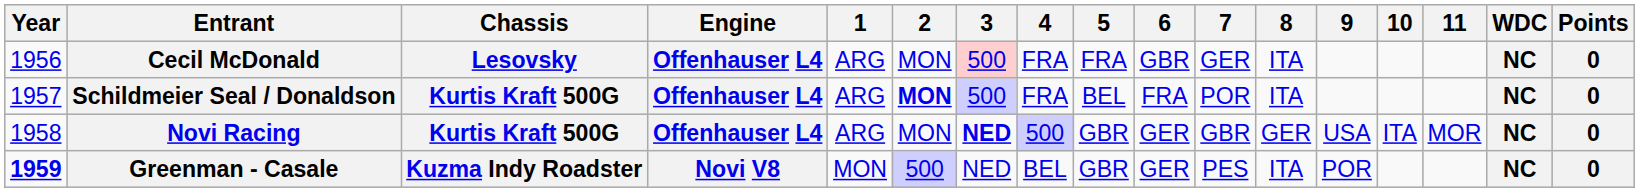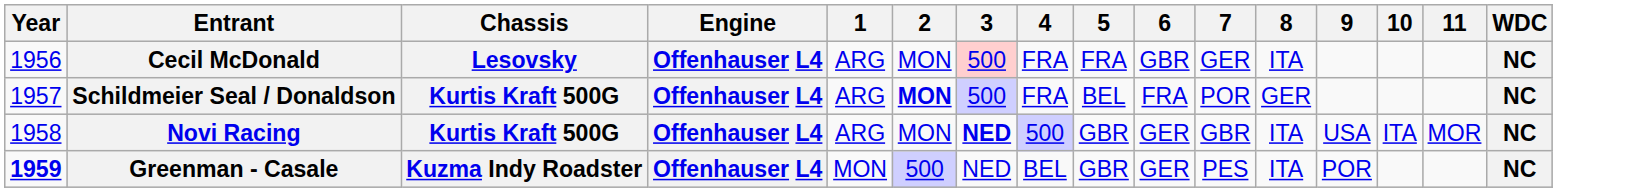- column: (1593, 23)
(1286, 96) ITA -> (1286, 96) GER
(1286, 133) GER -> (1286, 133) ITA
(738, 170) Novi V8 -> (738, 170) Offenhauser L4
